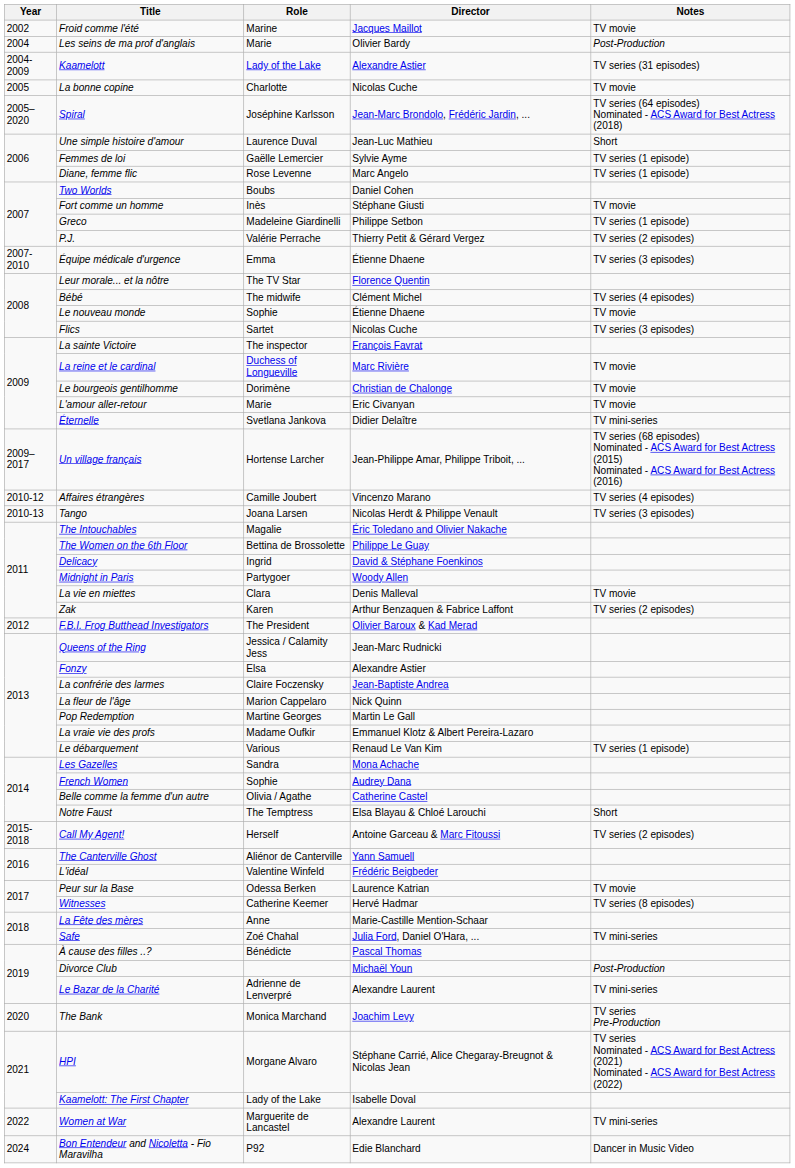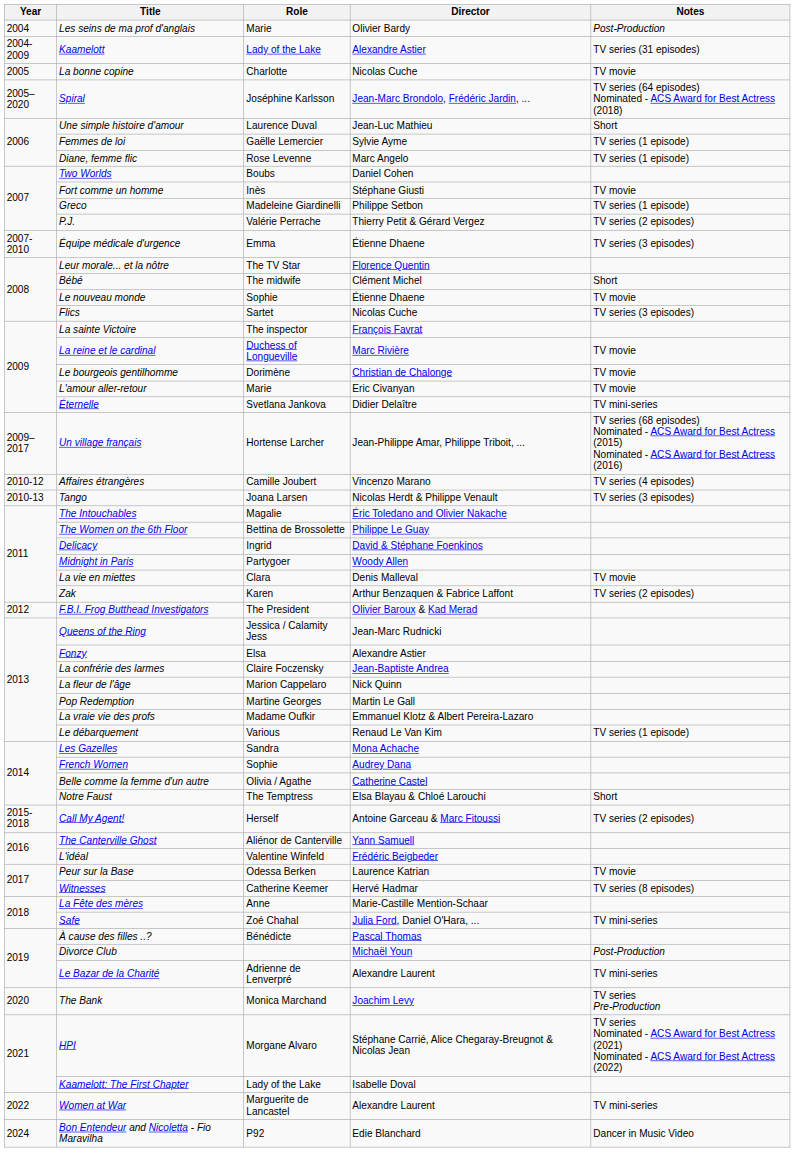- row: (99, 28)
(644, 297) TV series (4 episodes) -> (605, 281) Short
